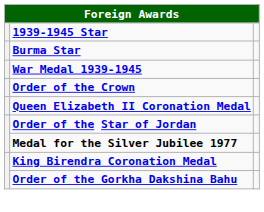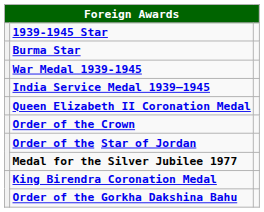+ row: (111, 87)
rows swapped: (132, 106) <-> (74, 87)
